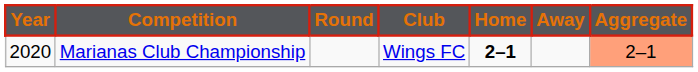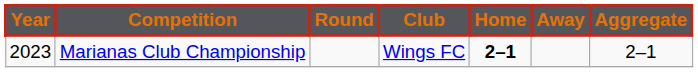(30, 51) 2020 -> (30, 51) 2023
(641, 51) lightsalmon background -> (641, 51) no background
